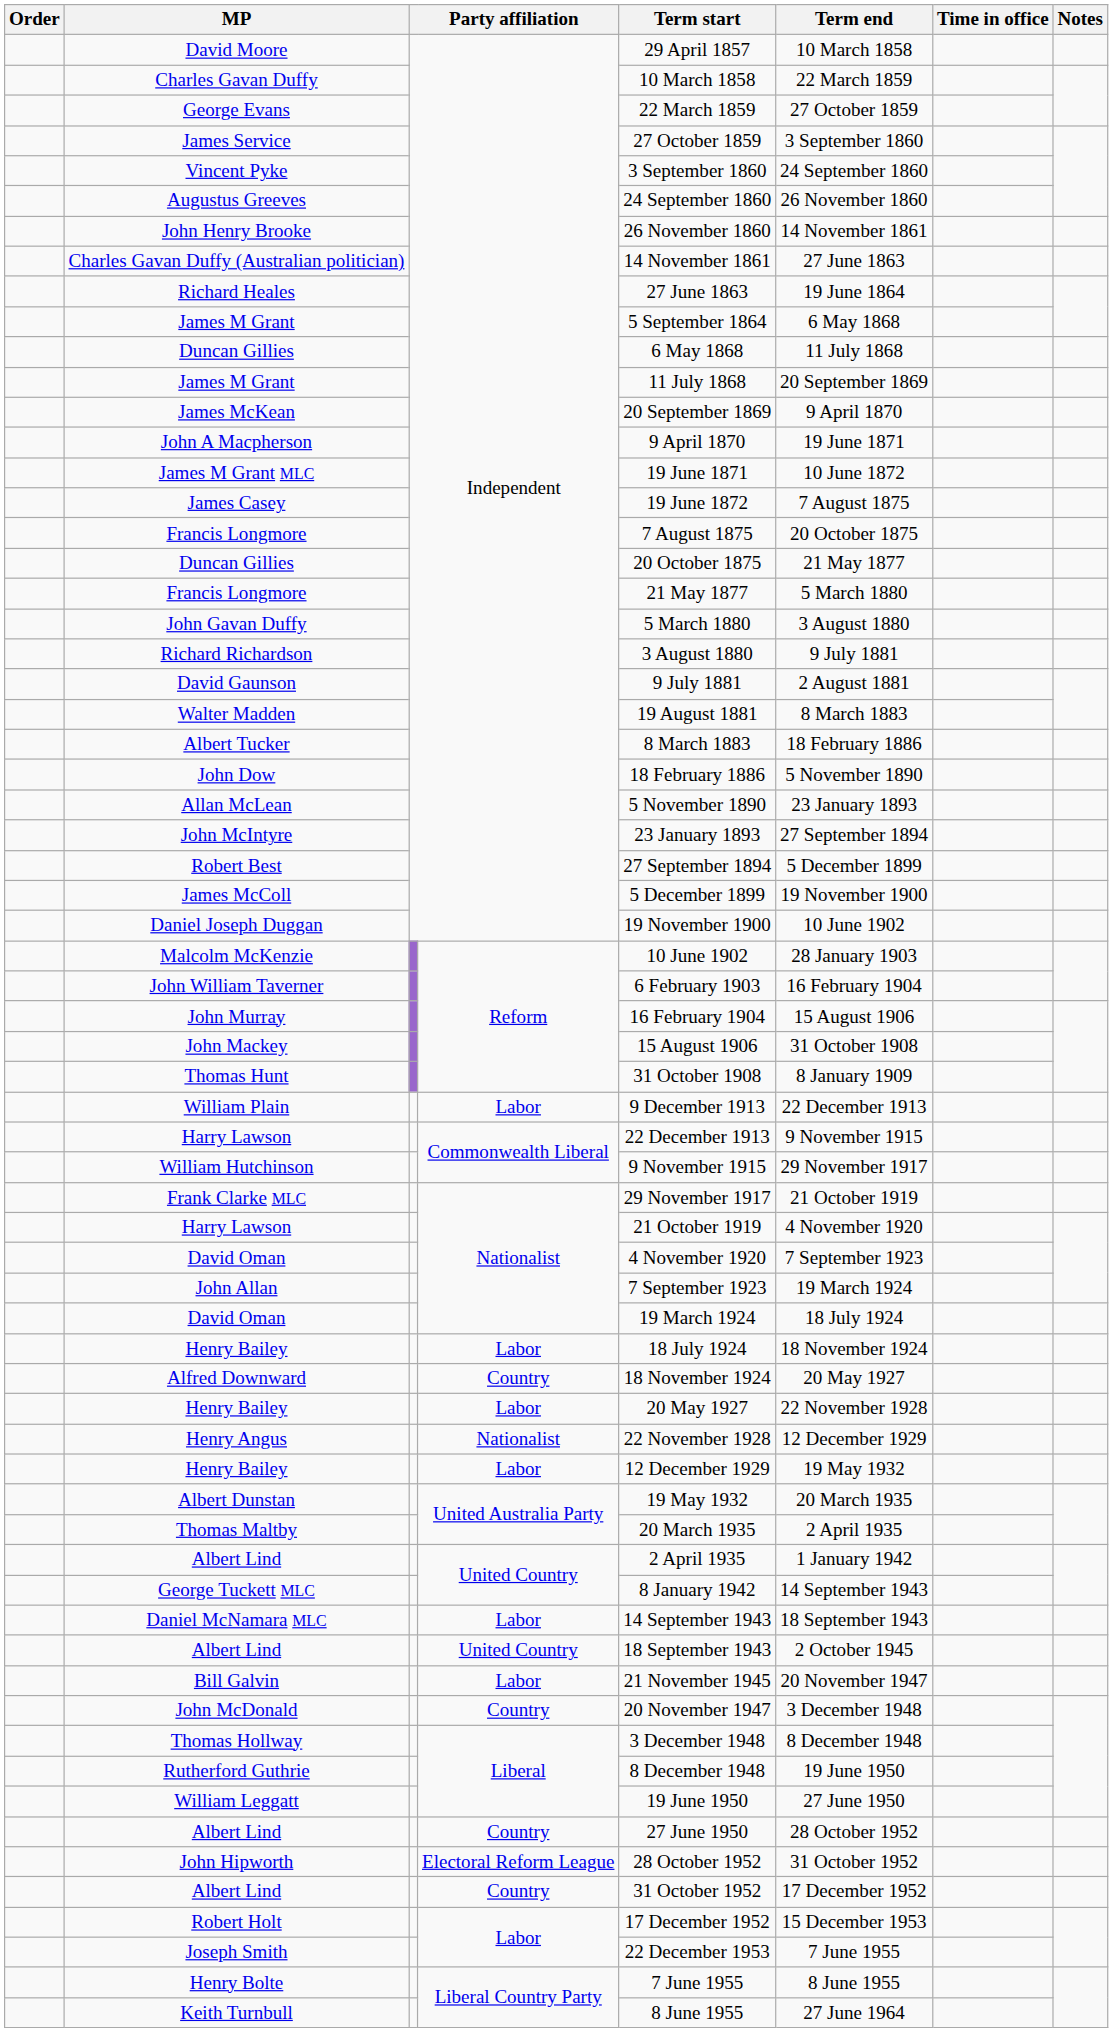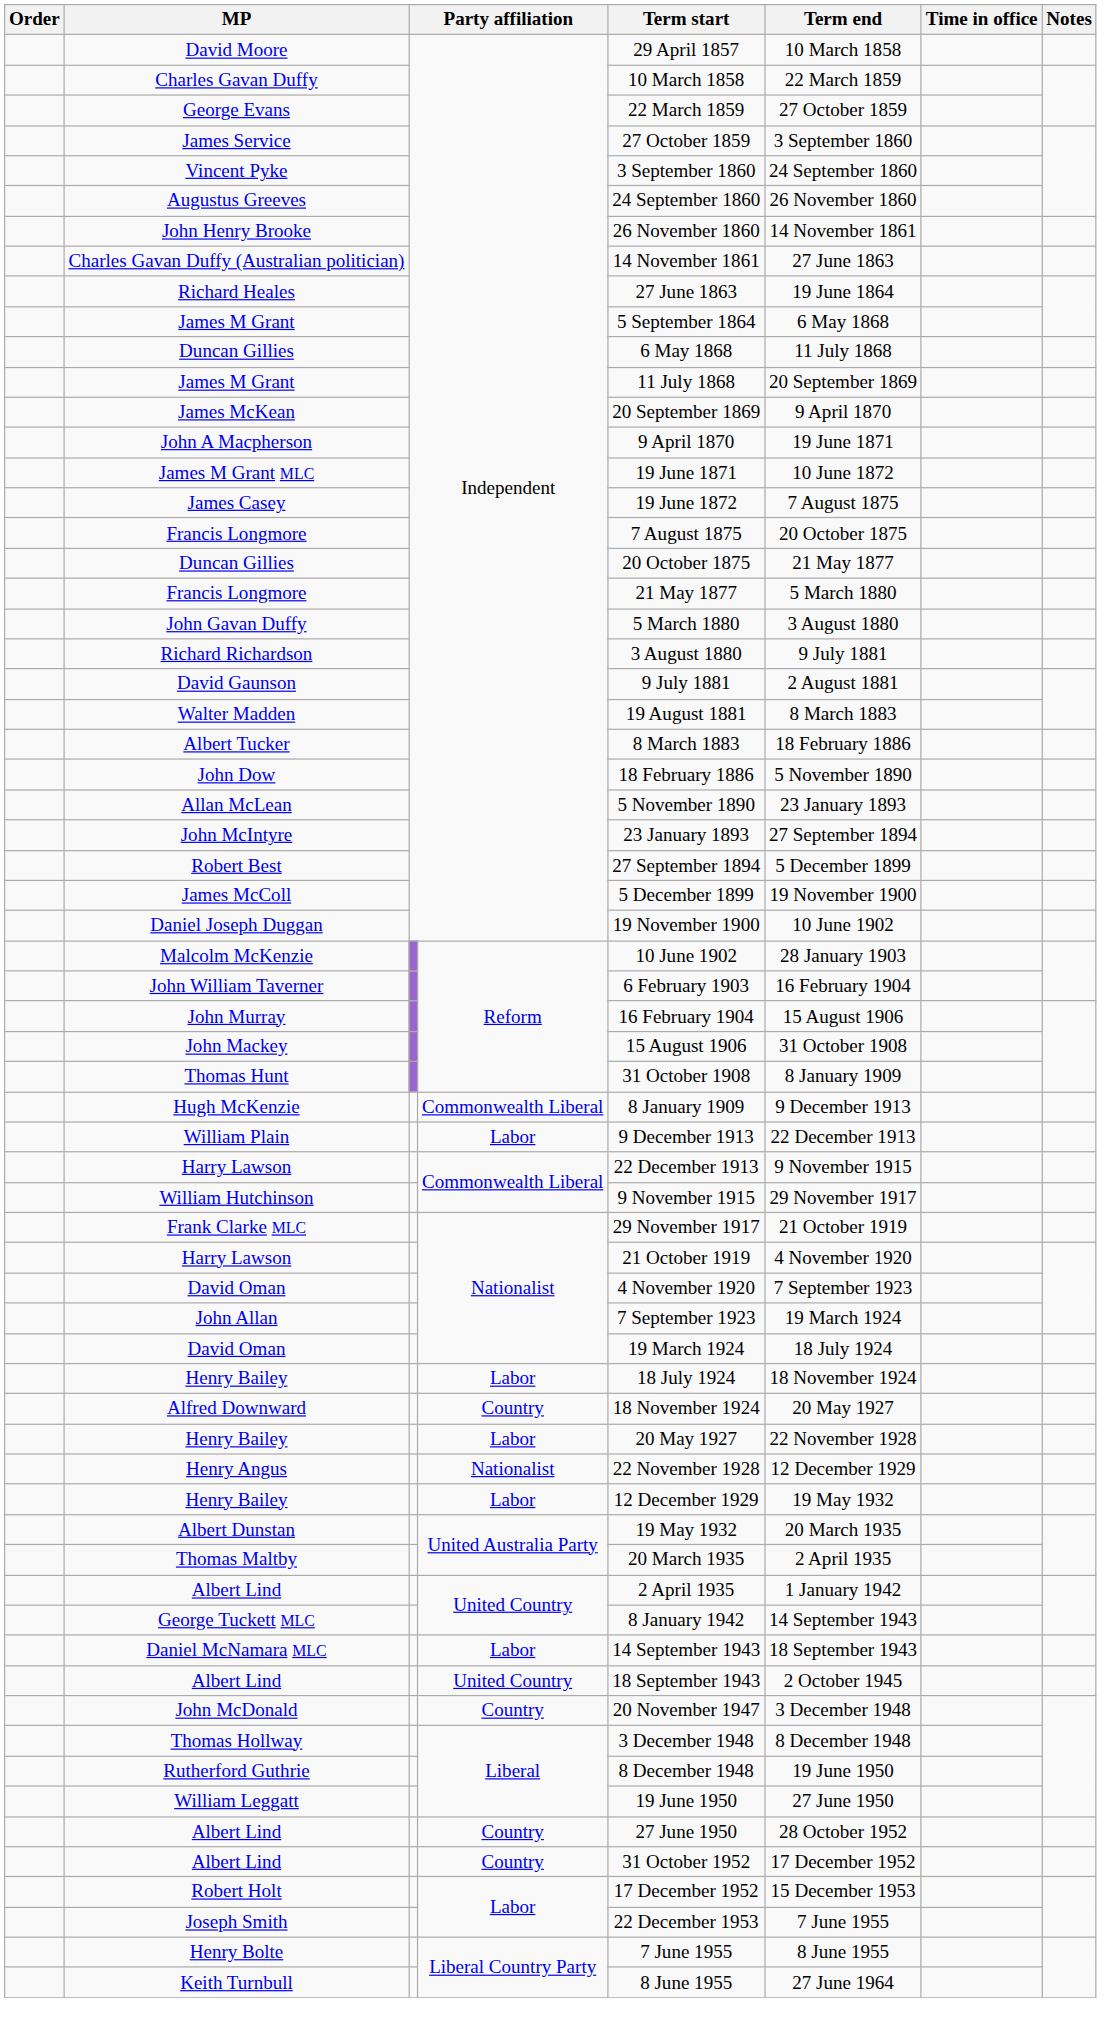+ row: (236, 1106)
- row: (236, 1680)
- row: (236, 1861)
